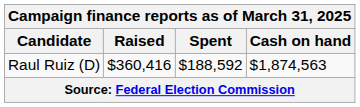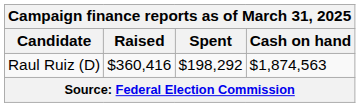(210, 65) $188,592 -> (210, 65) $198,292
